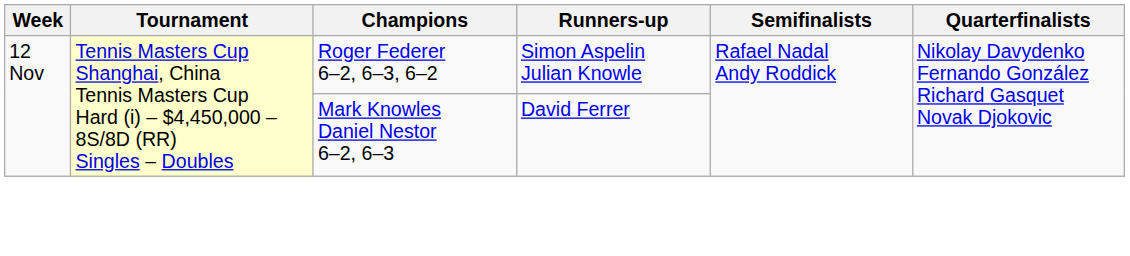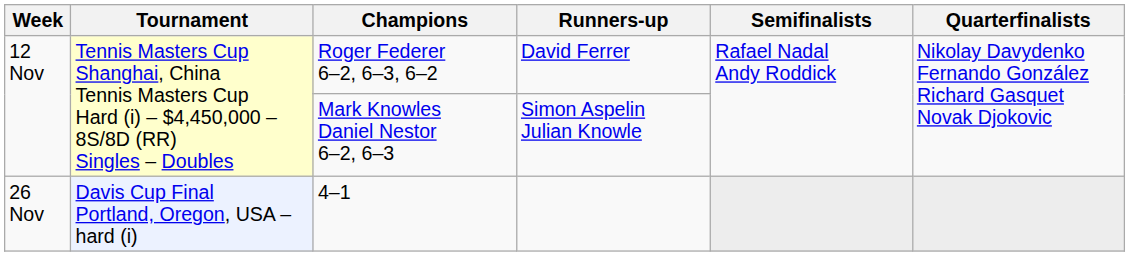(583, 62) Simon Aspelin Julian Knowle -> (575, 51) David Ferrer
(575, 110) David Ferrer -> (583, 121) Simon Aspelin Julian Knowle
+ row: (334, 192)
